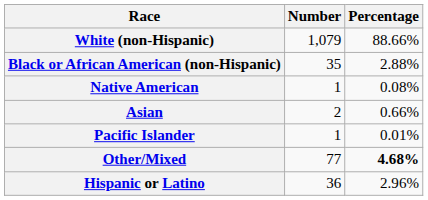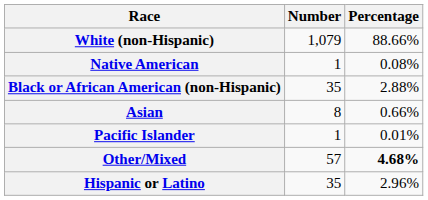rows swapped: (144, 64) <-> (144, 87)
(338, 111) 2 -> (338, 111) 8
(334, 159) 77 -> (334, 159) 57
(334, 183) 36 -> (334, 183) 35
